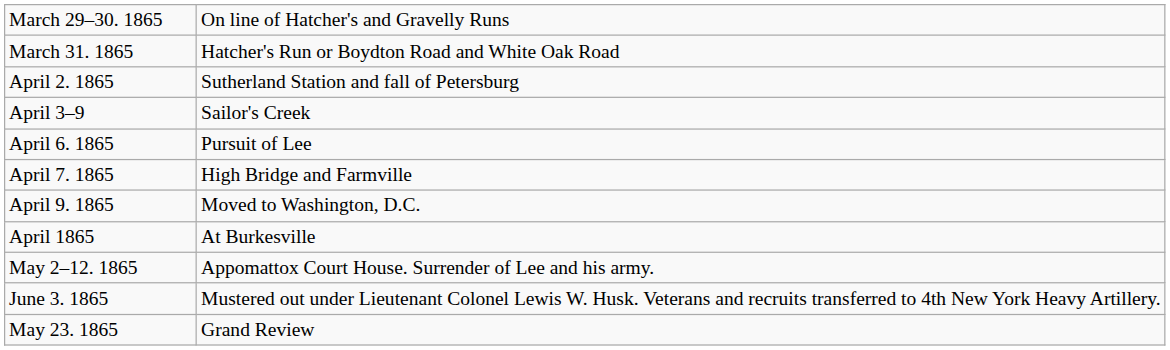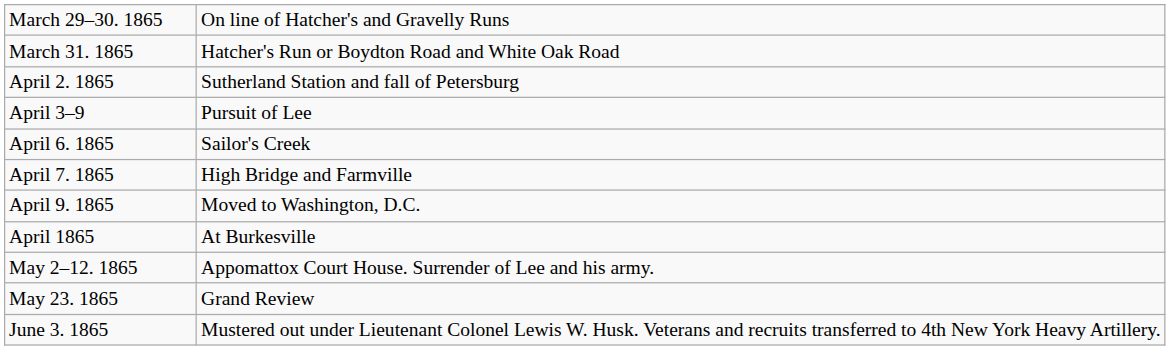(256, 112) Sailor's Creek -> (256, 112) Pursuit of Lee
(256, 143) Pursuit of Lee -> (256, 143) Sailor's Creek
rows swapped: (64, 329) <-> (59, 298)
